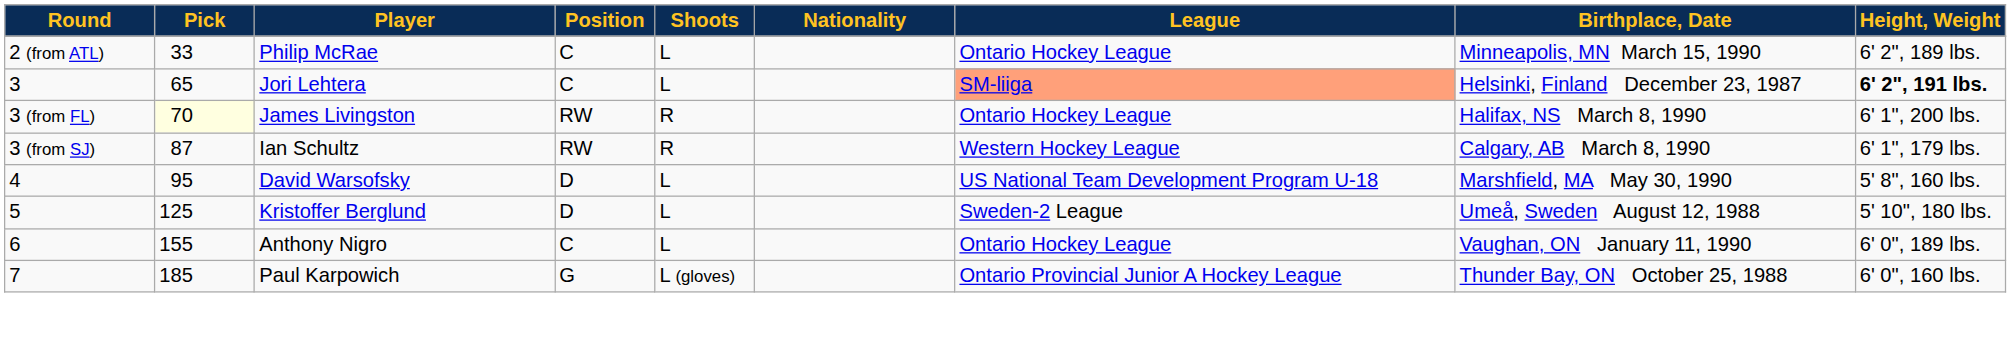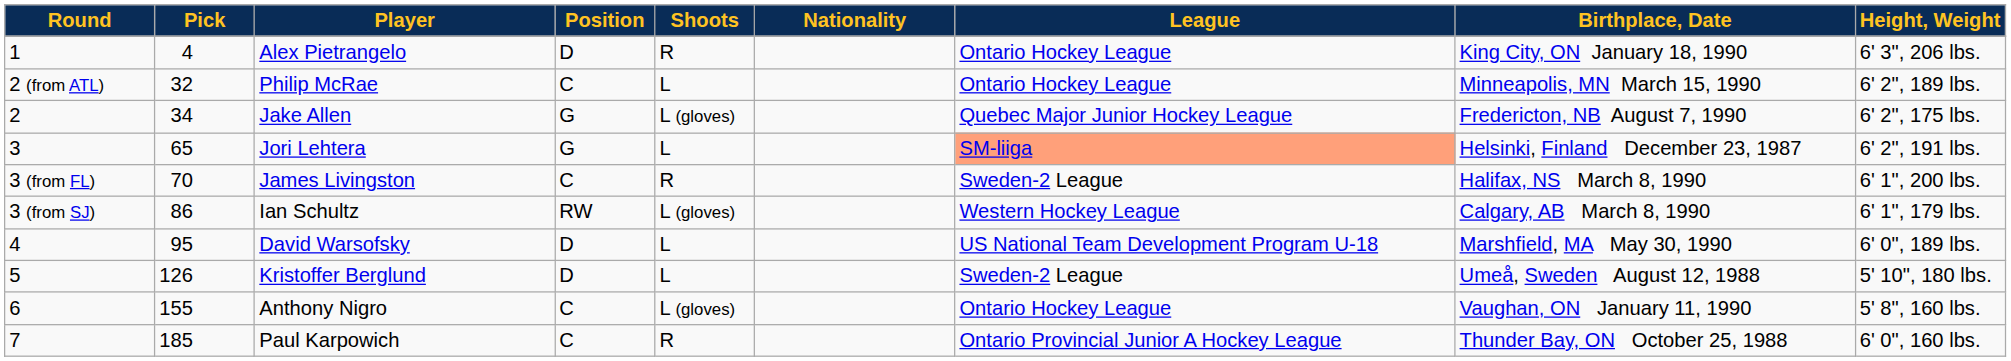+ row: (333, 52)
(176, 52) 33 -> (176, 84) 32
+ row: (305, 116)
(567, 84) C -> (567, 148) G
(1923, 84) bold -> (1920, 148) normal
(176, 116) lightyellow background -> (176, 180) no background
(576, 116) RW -> (567, 180) C
(1065, 116) Ontario Hockey League -> (1041, 180) Sweden-2 League
(176, 148) 87 -> (176, 212) 86
(667, 148) R -> (697, 212) L (gloves)
(1920, 180) 5' 8", 160 lbs. -> (1920, 244) 6' 0", 189 lbs.
(176, 212) 125 -> (176, 276) 126
(665, 244) L -> (697, 308) L (gloves)
(1920, 244) 6' 0", 189 lbs. -> (1920, 308) 5' 8", 160 lbs.
(567, 276) G -> (567, 340) C
(697, 276) L (gloves) -> (667, 340) R
